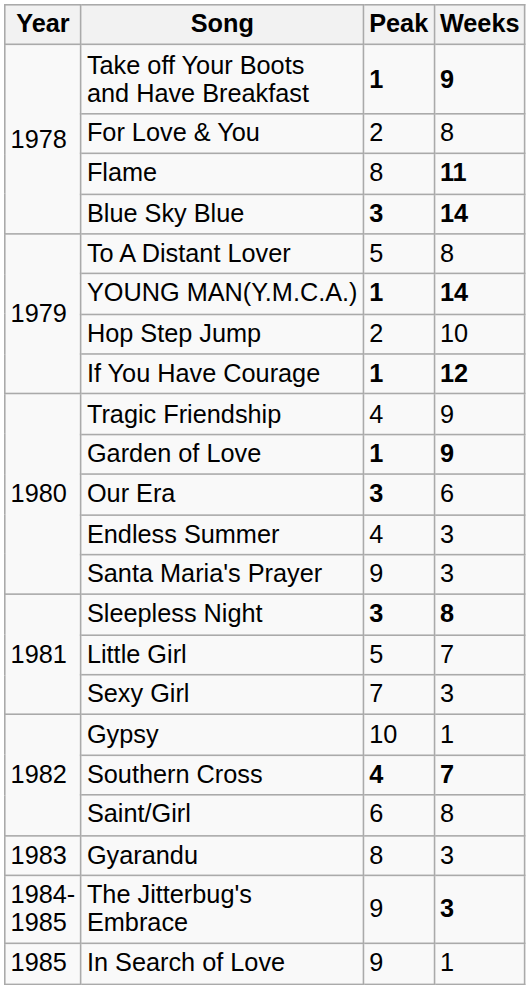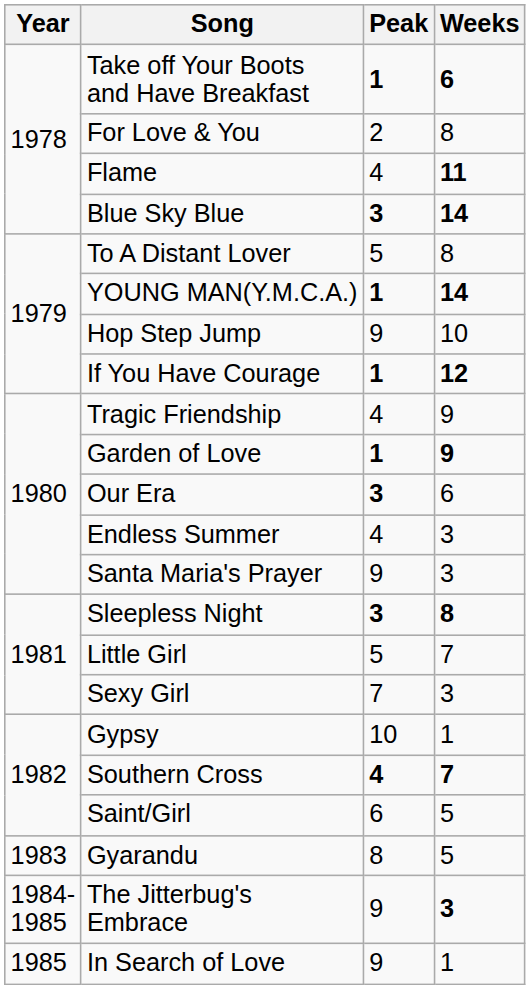(447, 78) 9 -> (447, 78) 6
(376, 173) 8 -> (376, 173) 4
(376, 333) 2 -> (376, 333) 9
(447, 814) 8 -> (447, 814) 5
(447, 854) 3 -> (447, 854) 5
